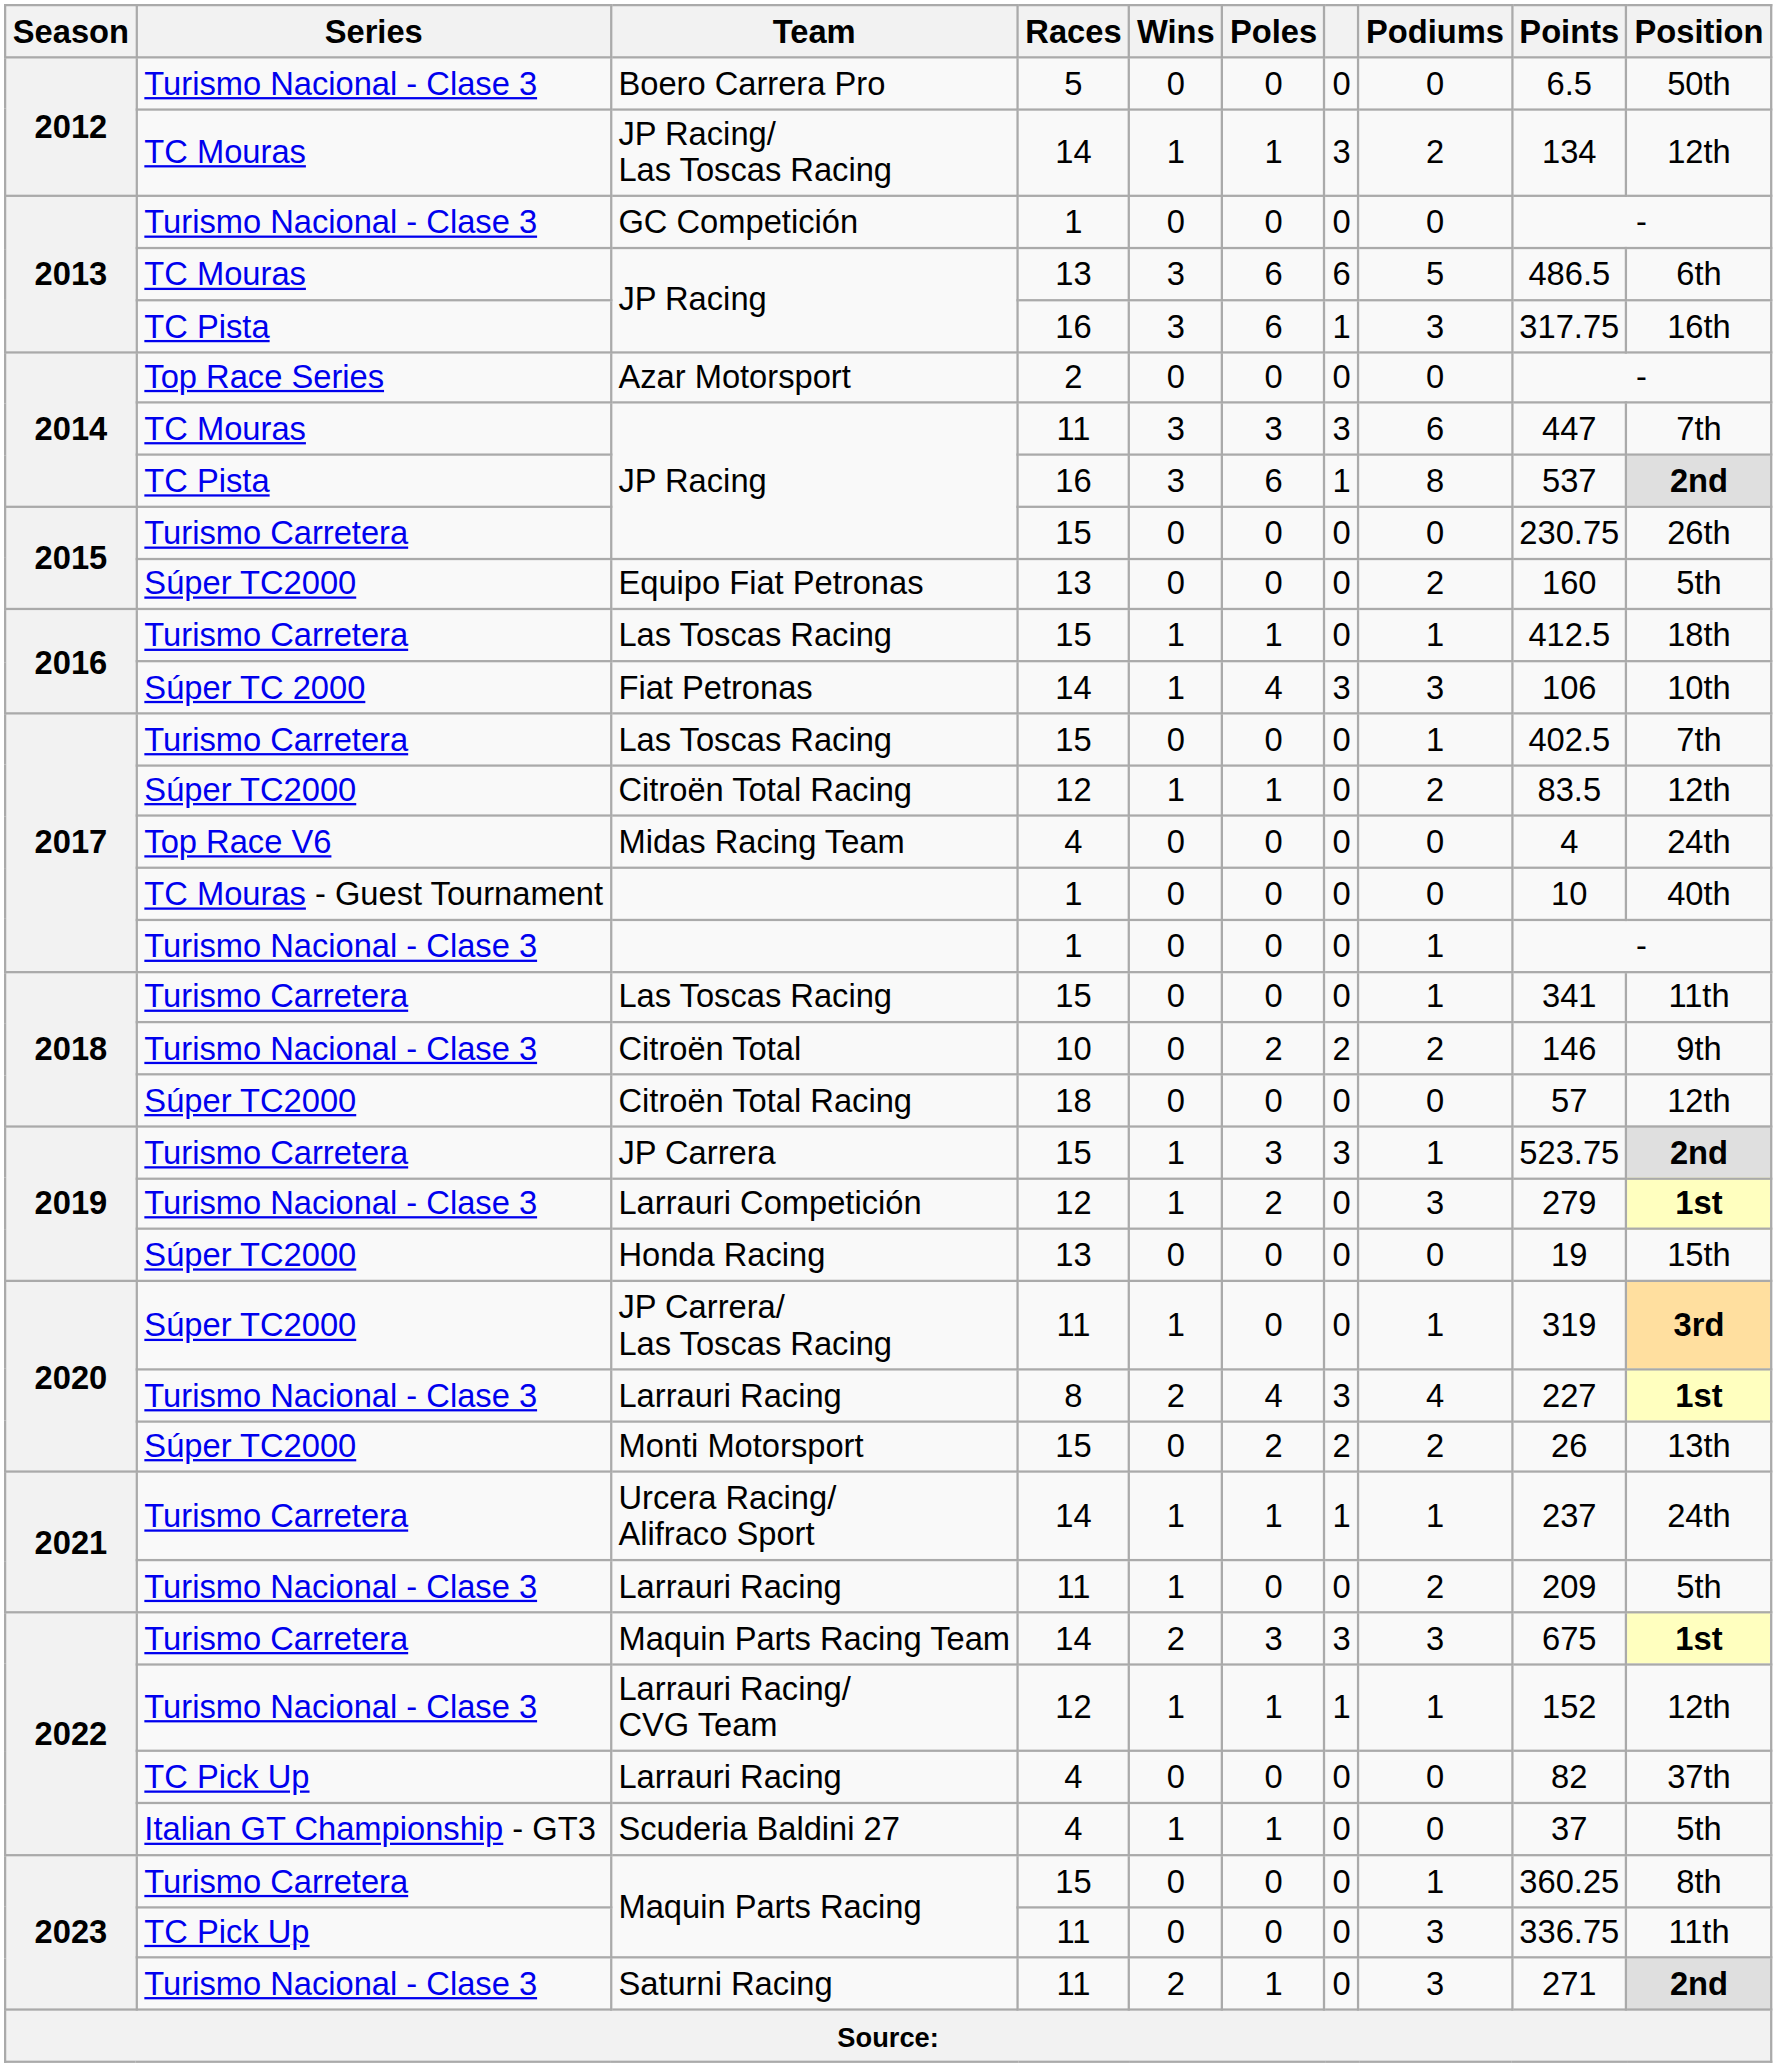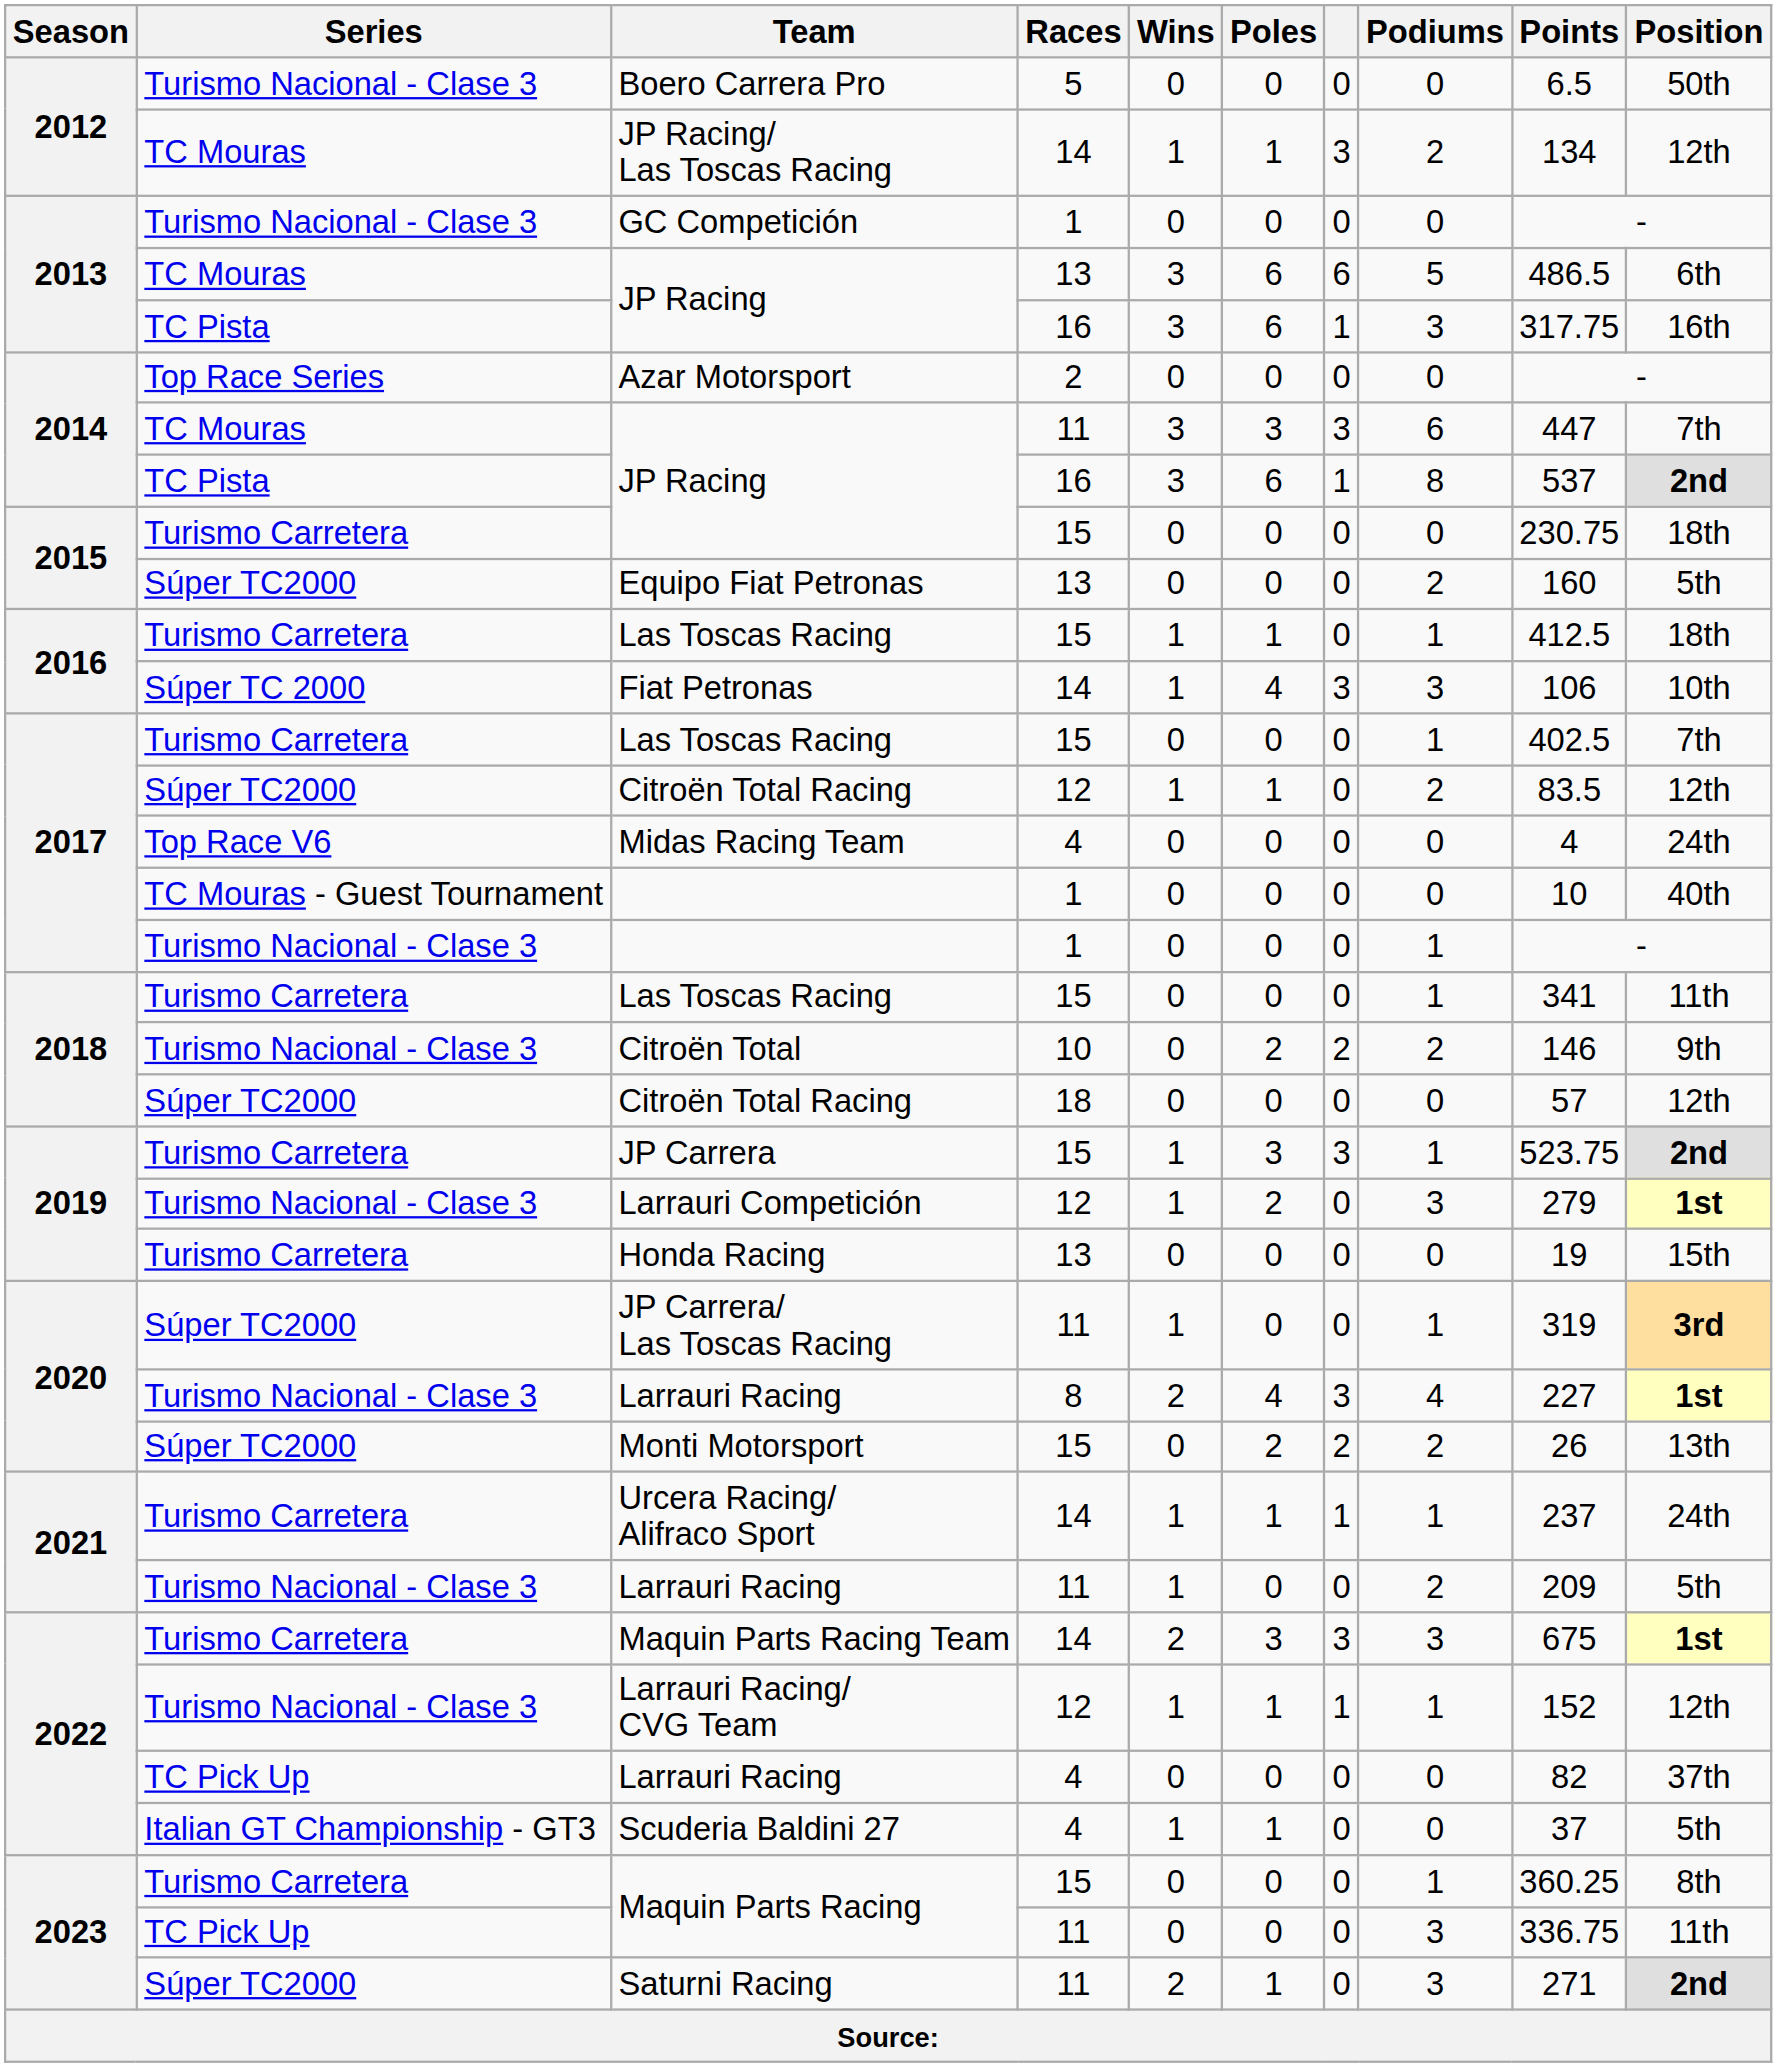(1699, 532) 26th -> (1699, 532) 18th
(250, 1255) Súper TC2000 -> (276, 1255) Turismo Carretera
(341, 1984) Turismo Nacional - Clase 3 -> (250, 1984) Súper TC2000
